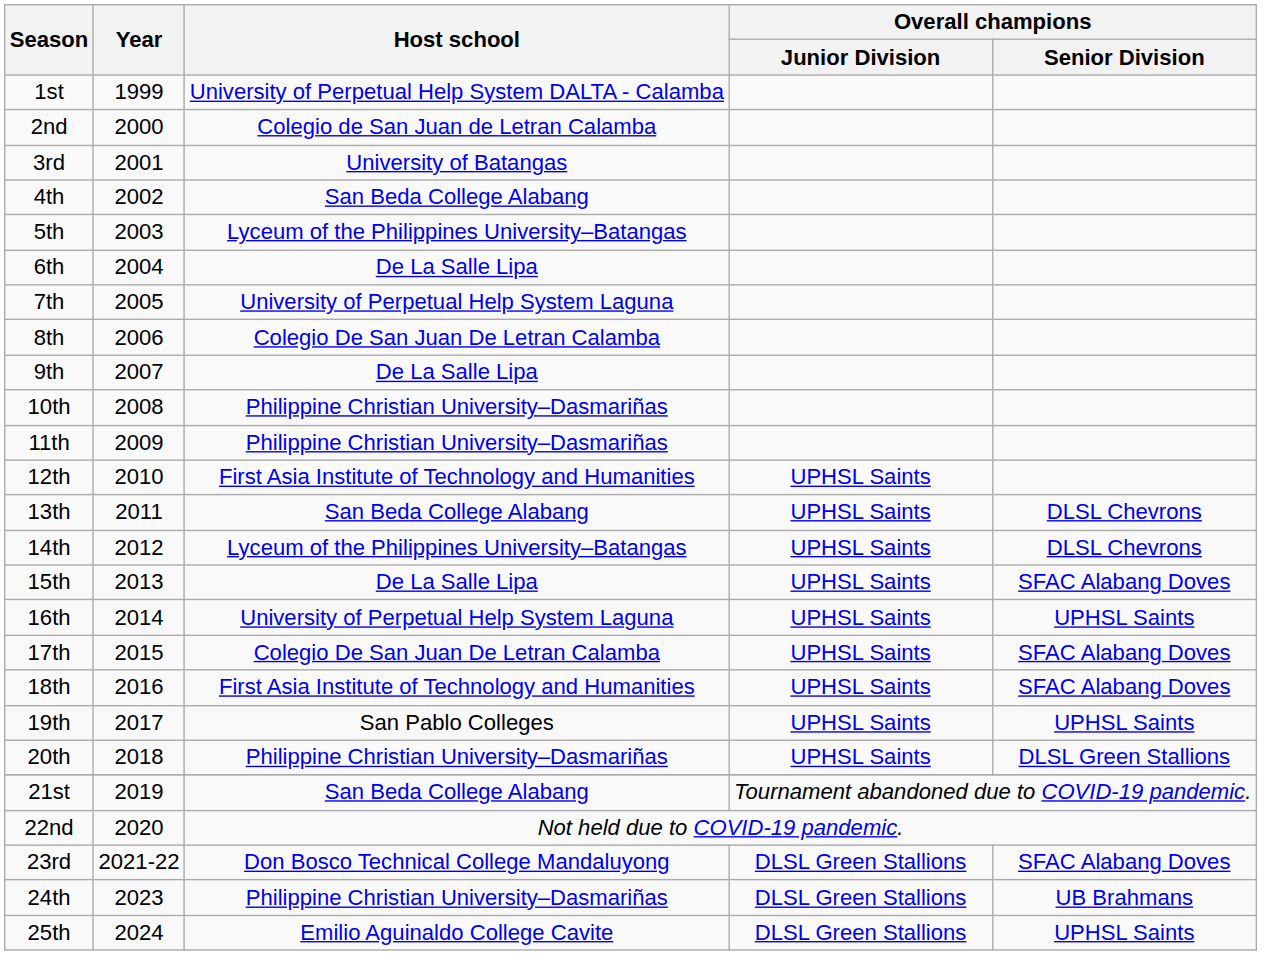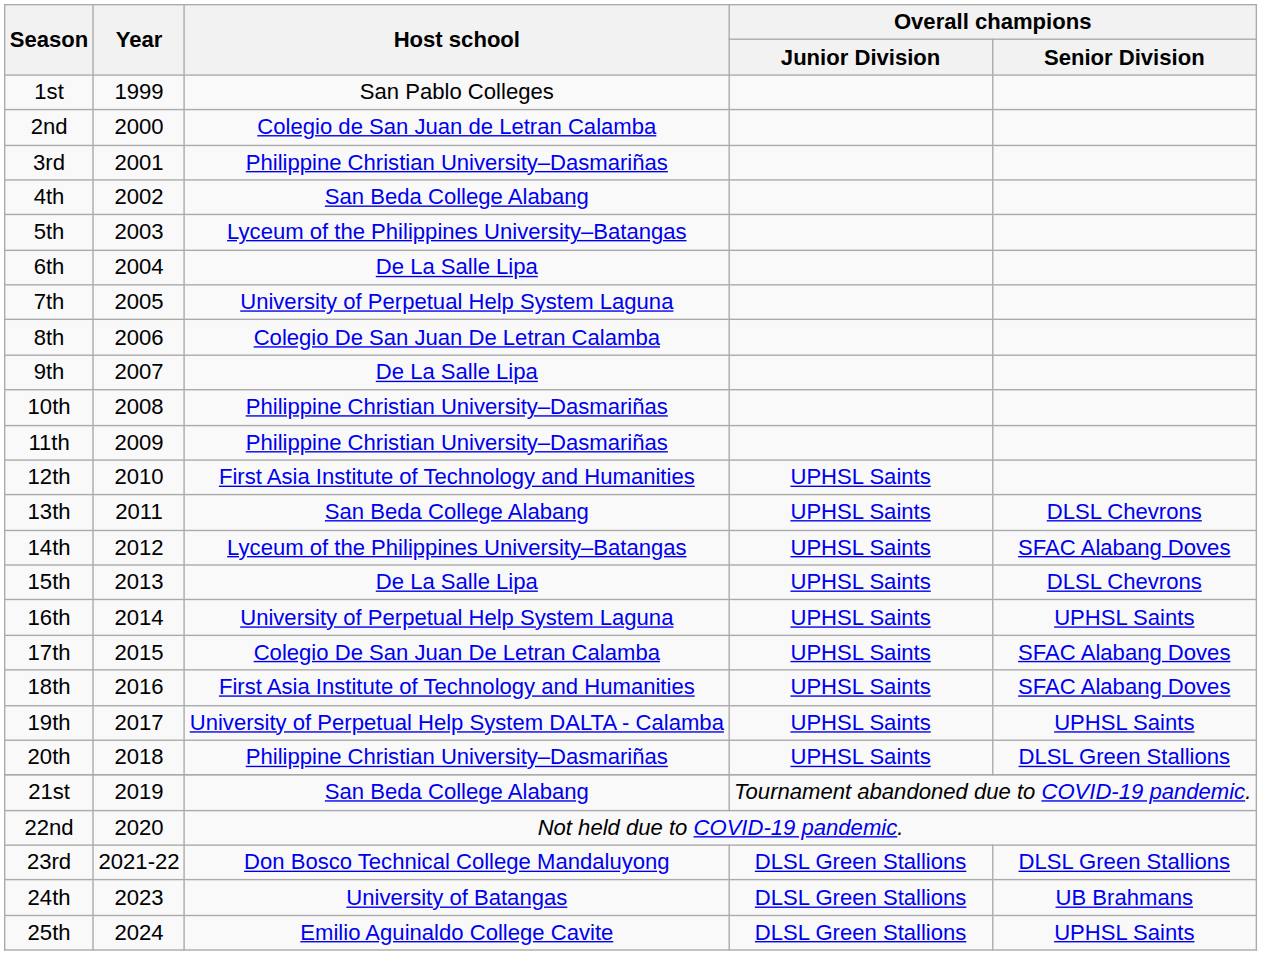(457, 92) University of Perpetual Help System DALTA - Calamba -> (457, 92) San Pablo Colleges
(457, 162) University of Batangas -> (457, 162) Philippine Christian University–Dasmariñas
(1124, 547) DLSL Chevrons -> (1124, 547) SFAC Alabang Doves
(1124, 582) SFAC Alabang Doves -> (1124, 582) DLSL Chevrons
(457, 722) San Pablo Colleges -> (457, 722) University of Perpetual Help System DALTA - Calamba
(1124, 862) SFAC Alabang Doves -> (1124, 862) DLSL Green Stallions
(457, 897) Philippine Christian University–Dasmariñas -> (457, 897) University of Batangas
